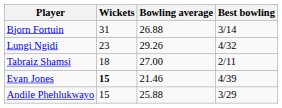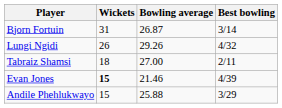(151, 29) 26.88 -> (151, 29) 26.87
(104, 45) 23 -> (104, 45) 26
